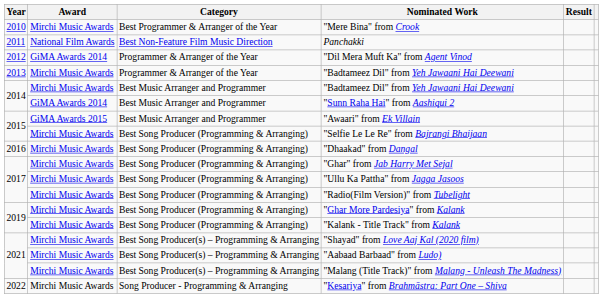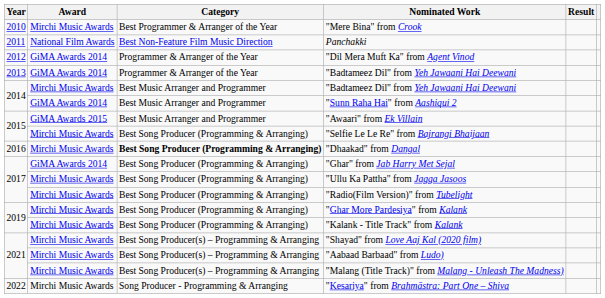(72, 73) Mirchi Music Awards -> (69, 73) GiMA Awards 2014
(214, 149) normal -> (220, 149) bold
(72, 164) Mirchi Music Awards -> (69, 164) GiMA Awards 2014
